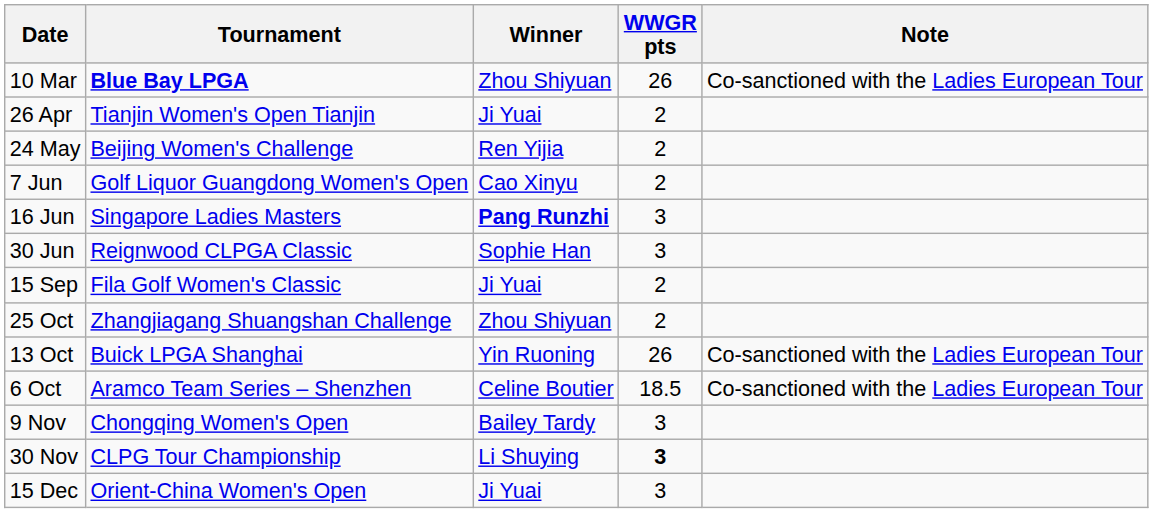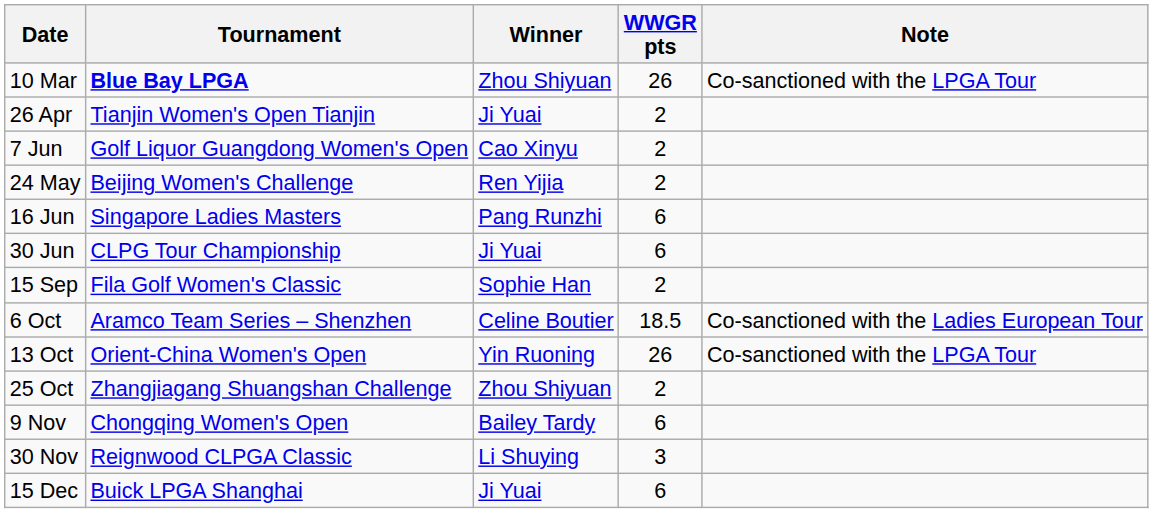(925, 80) Co-sanctioned with the Ladies European Tour -> (872, 80) Co-sanctioned with the LPGA Tour
rows swapped: (45, 149) <-> (36, 183)
(544, 217) bold -> (540, 217) normal
(660, 217) 3 -> (660, 217) 6
(221, 251) Reignwood CLPGA Classic -> (216, 251) CLPG Tour Championship
(535, 251) Sophie Han -> (510, 251) Ji Yuai
(660, 251) 3 -> (660, 251) 6
(510, 285) Ji Yuai -> (535, 285) Sophie Han
rows swapped: (35, 388) <-> (41, 319)
(197, 354) Buick LPGA Shanghai -> (228, 354) Orient-China Women's Open
(925, 354) Co-sanctioned with the Ladies European Tour -> (872, 354) Co-sanctioned with the LPGA Tour
(660, 422) 3 -> (660, 422) 6
(216, 456) CLPG Tour Championship -> (221, 456) Reignwood CLPGA Classic
(660, 456) bold -> (660, 456) normal
(228, 490) Orient-China Women's Open -> (197, 490) Buick LPGA Shanghai
(660, 490) 3 -> (660, 490) 6
